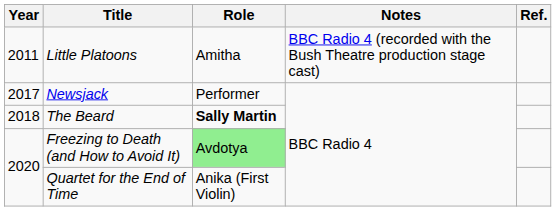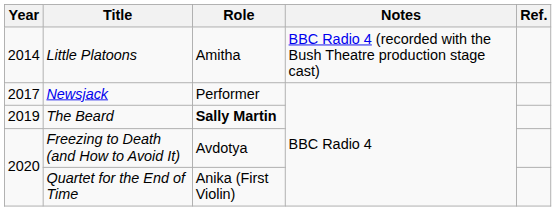(23, 54) 2011 -> (24, 54) 2014
(24, 116) 2018 -> (24, 116) 2019
(222, 147) lightgreen background -> (222, 147) no background
